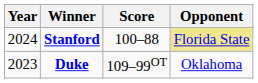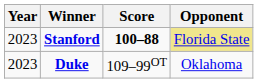(23, 39) 2024 -> (23, 39) 2023
(137, 39) normal -> (137, 39) bold
